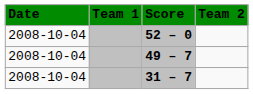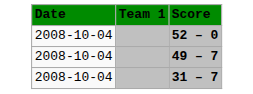- column: (222, 15)
